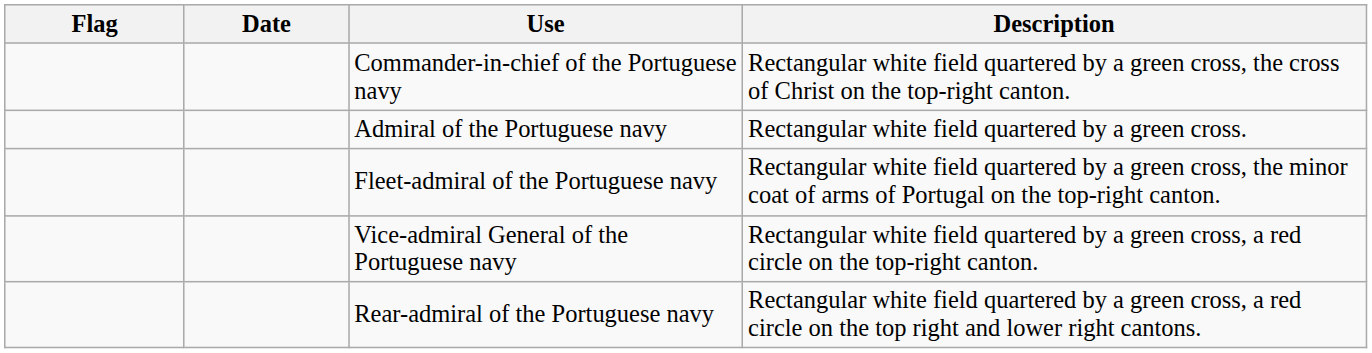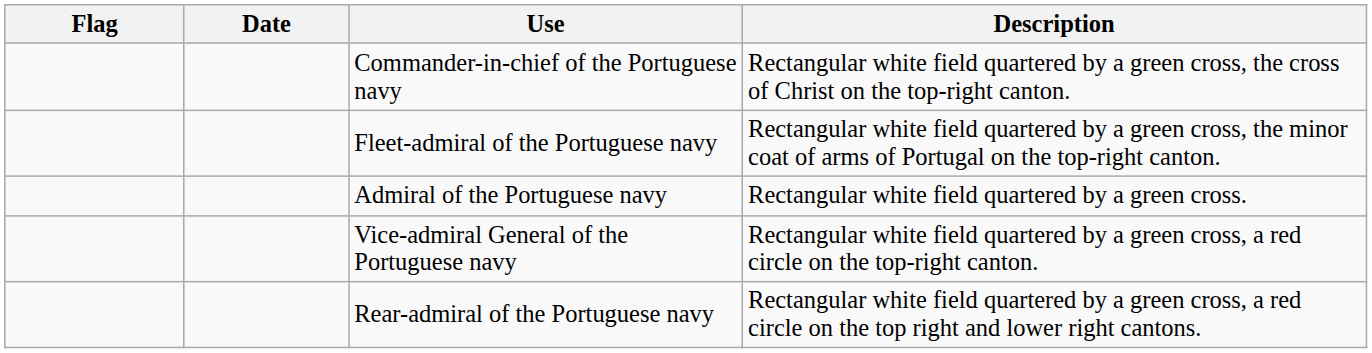rows swapped: (536, 181) <-> (511, 129)
